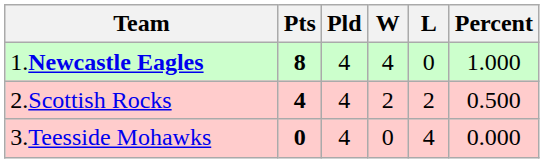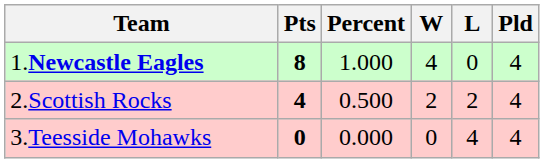columns swapped: (344, 23) <-> (494, 23)
